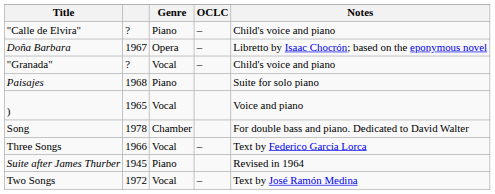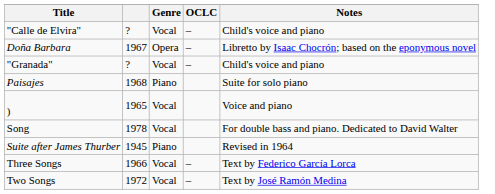(164, 30) Piano -> (164, 30) Vocal
(172, 128) Chamber -> (164, 128) Vocal
rows swapped: (64, 163) <-> (34, 146)
